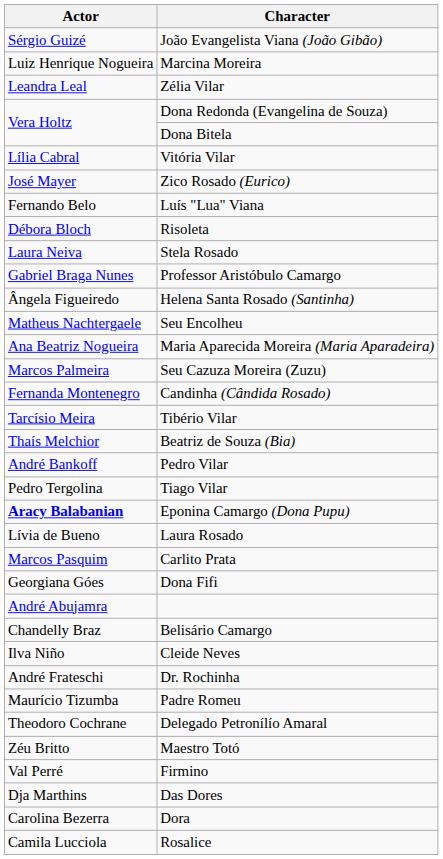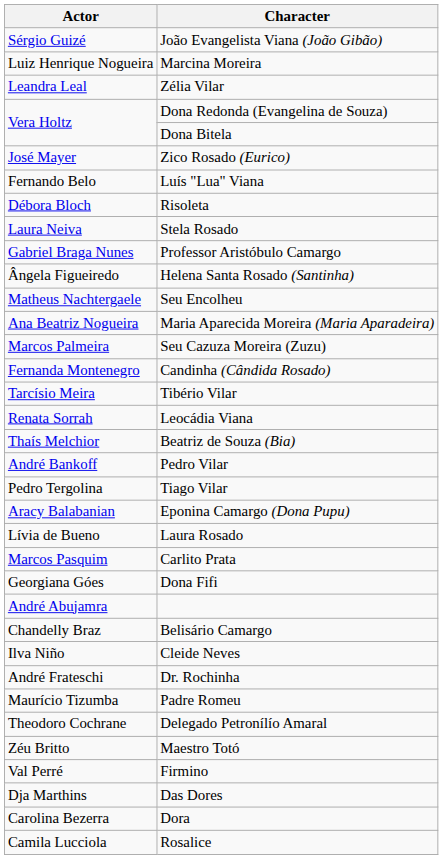- row: (197, 157)
+ row: (207, 417)
(66, 511) bold -> (61, 511) normal
